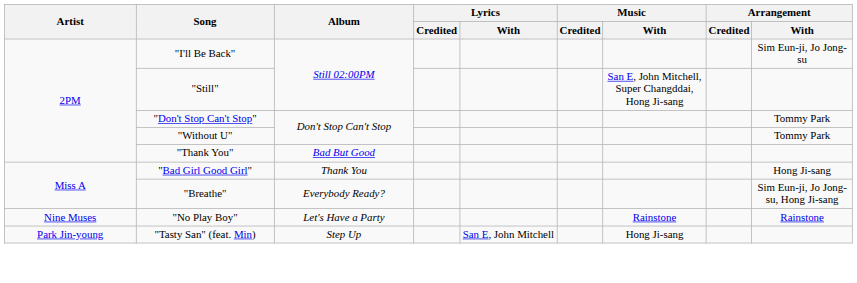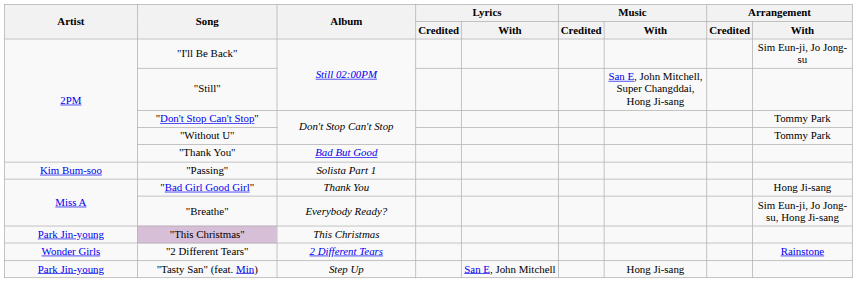+ row: (207, 170)
- row: (205, 217)
+ row: (207, 234)
+ row: (207, 251)
